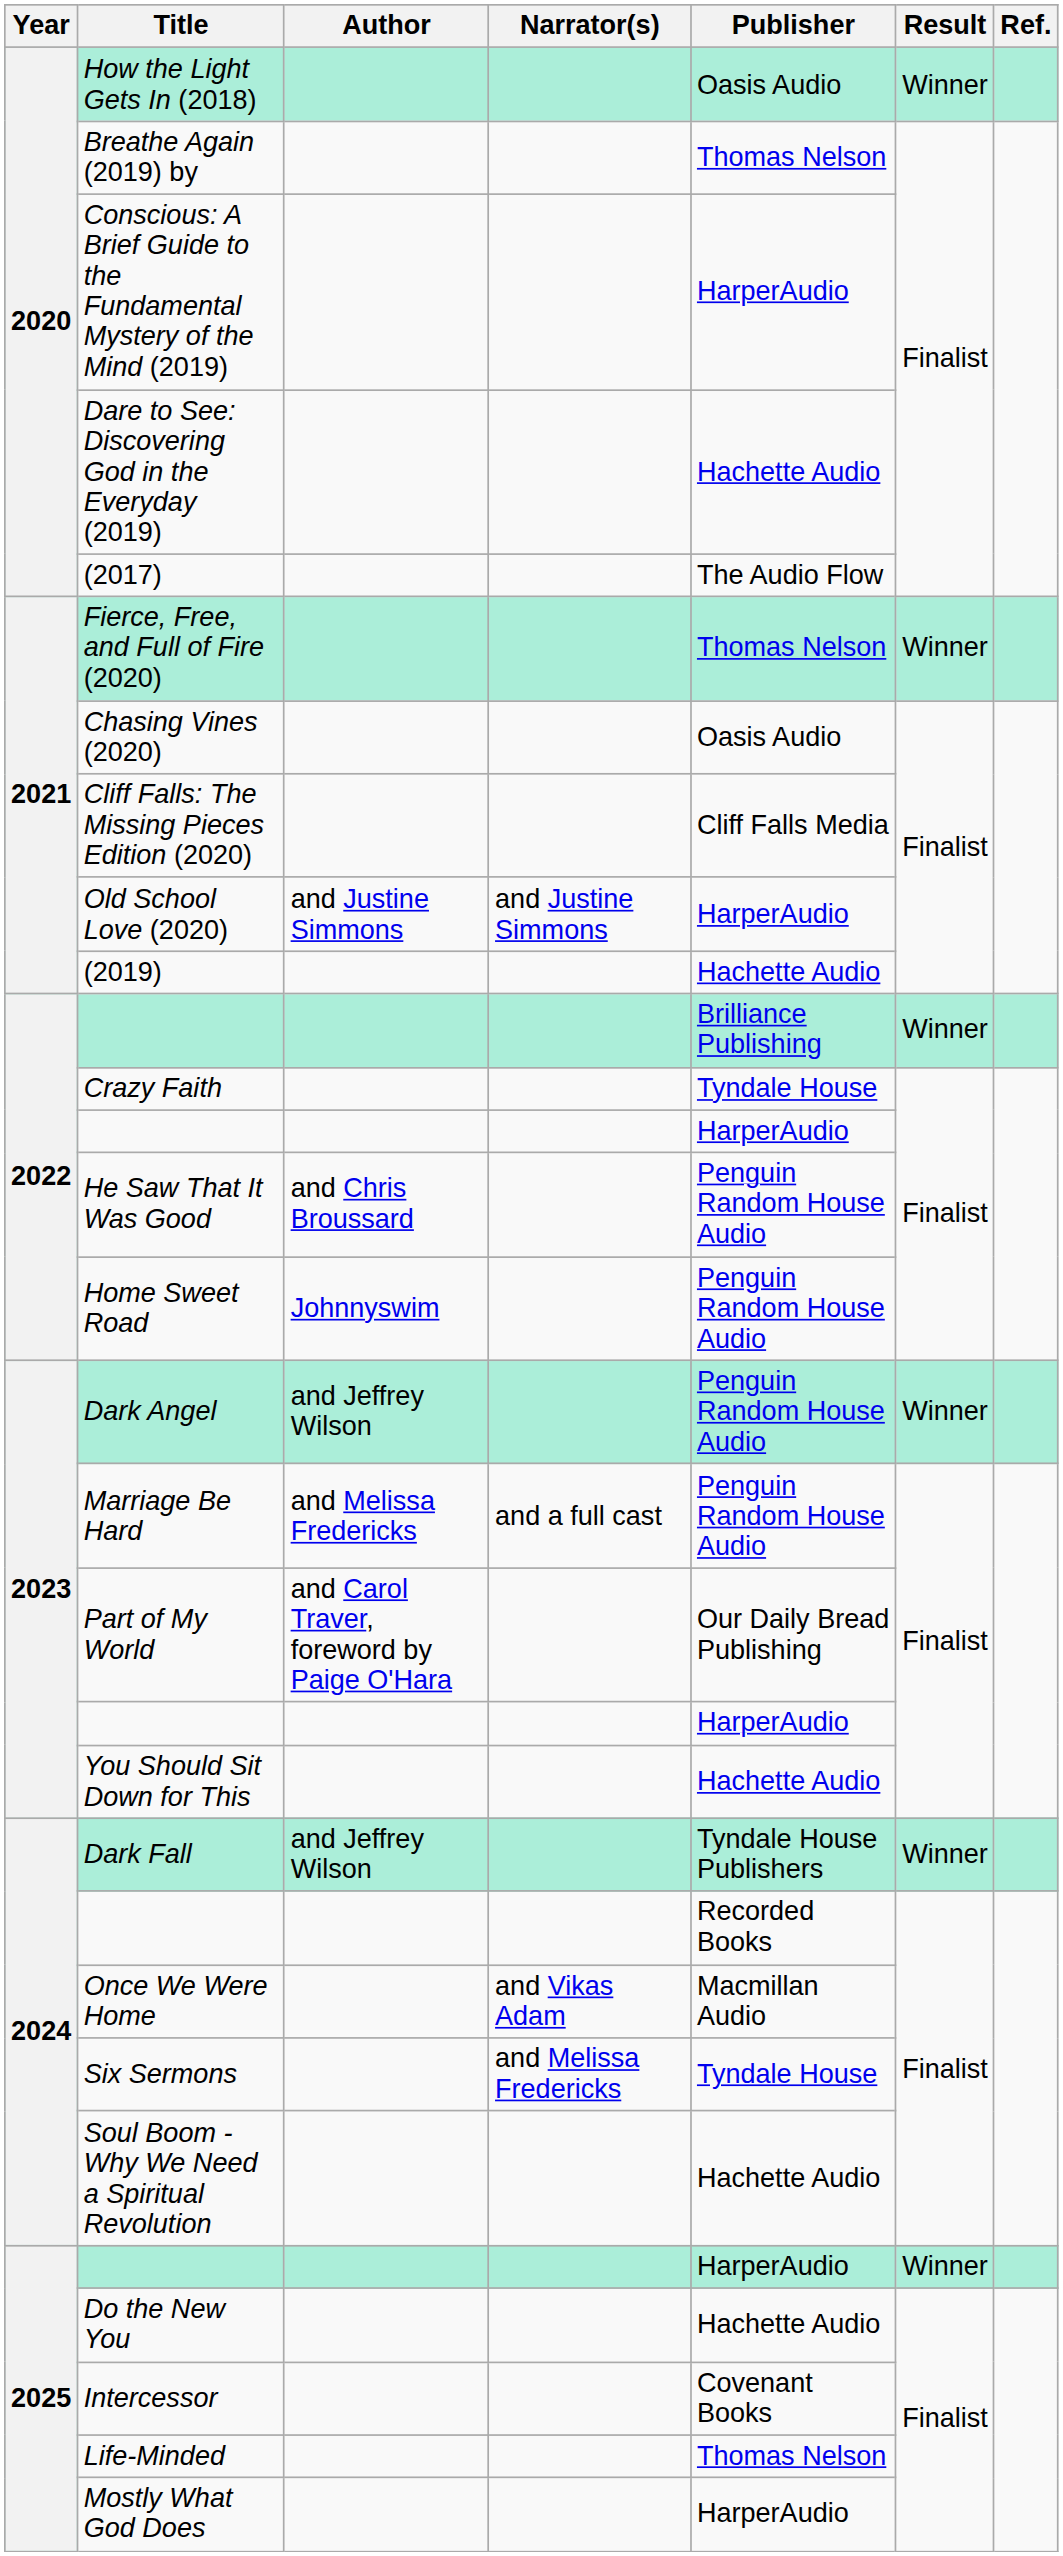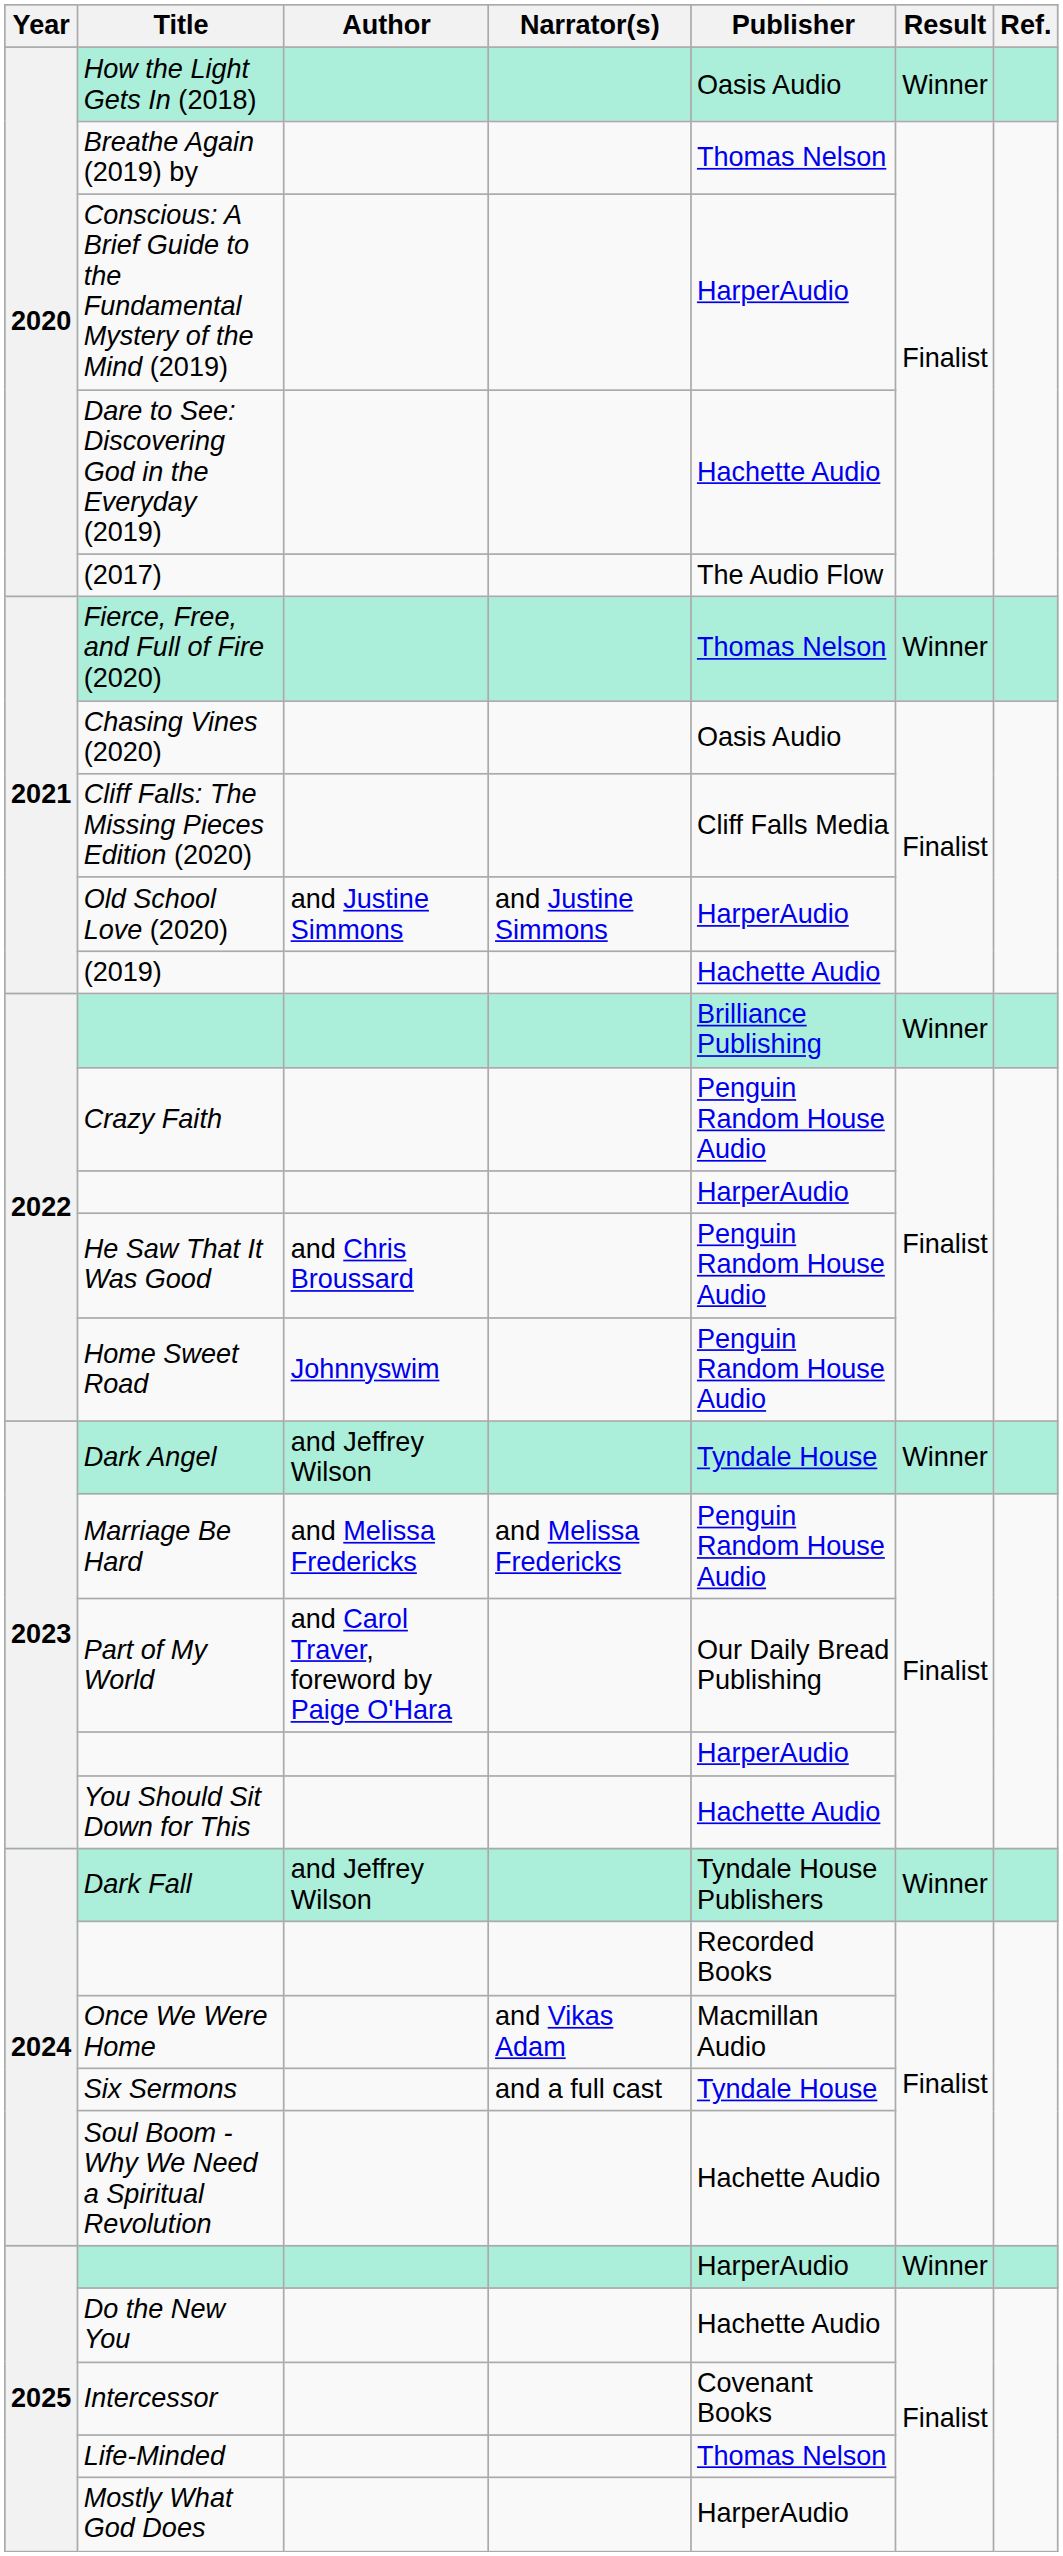(787, 1088) Tyndale House -> (791, 1118) Penguin Random House Audio
(791, 1411) Penguin Random House Audio -> (787, 1457) Tyndale House
(578, 1515) and a full cast -> (567, 1545) and Melissa Fredericks
(567, 2074) and Melissa Fredericks -> (578, 2089) and a full cast
